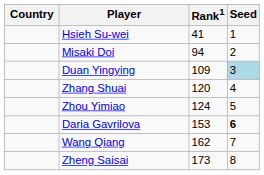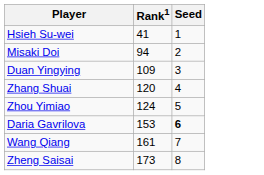- column: (32, 15)
(233, 70) lightblue background -> (178, 70) no background
(201, 142) 162 -> (146, 142) 161
